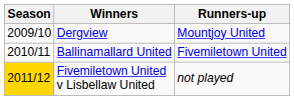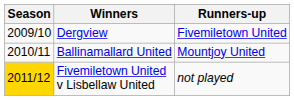(221, 33) Mountjoy United -> (232, 33) Fivemiletown United
(232, 52) Fivemiletown United -> (221, 52) Mountjoy United
